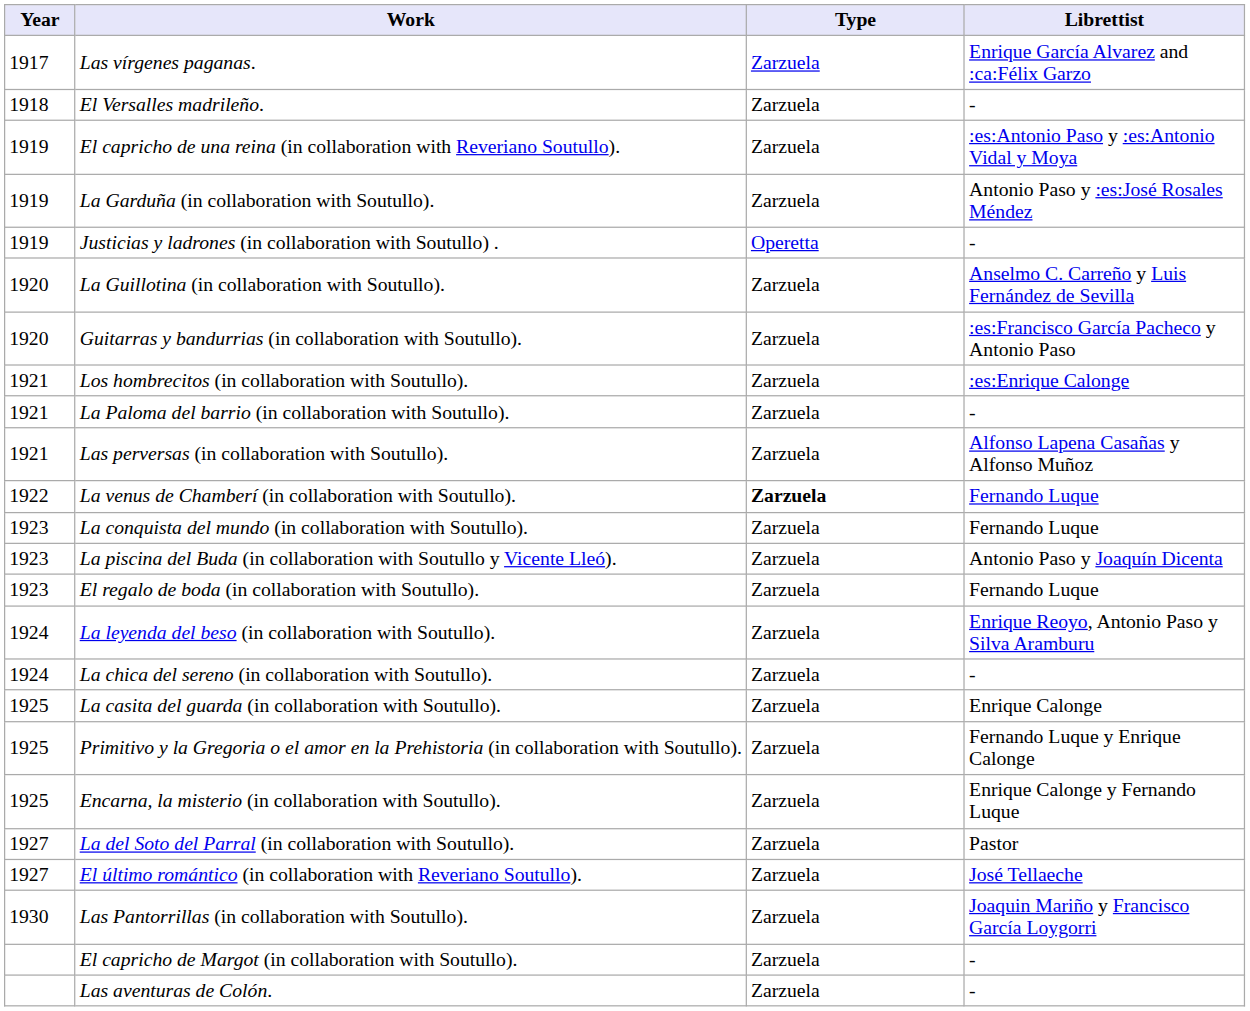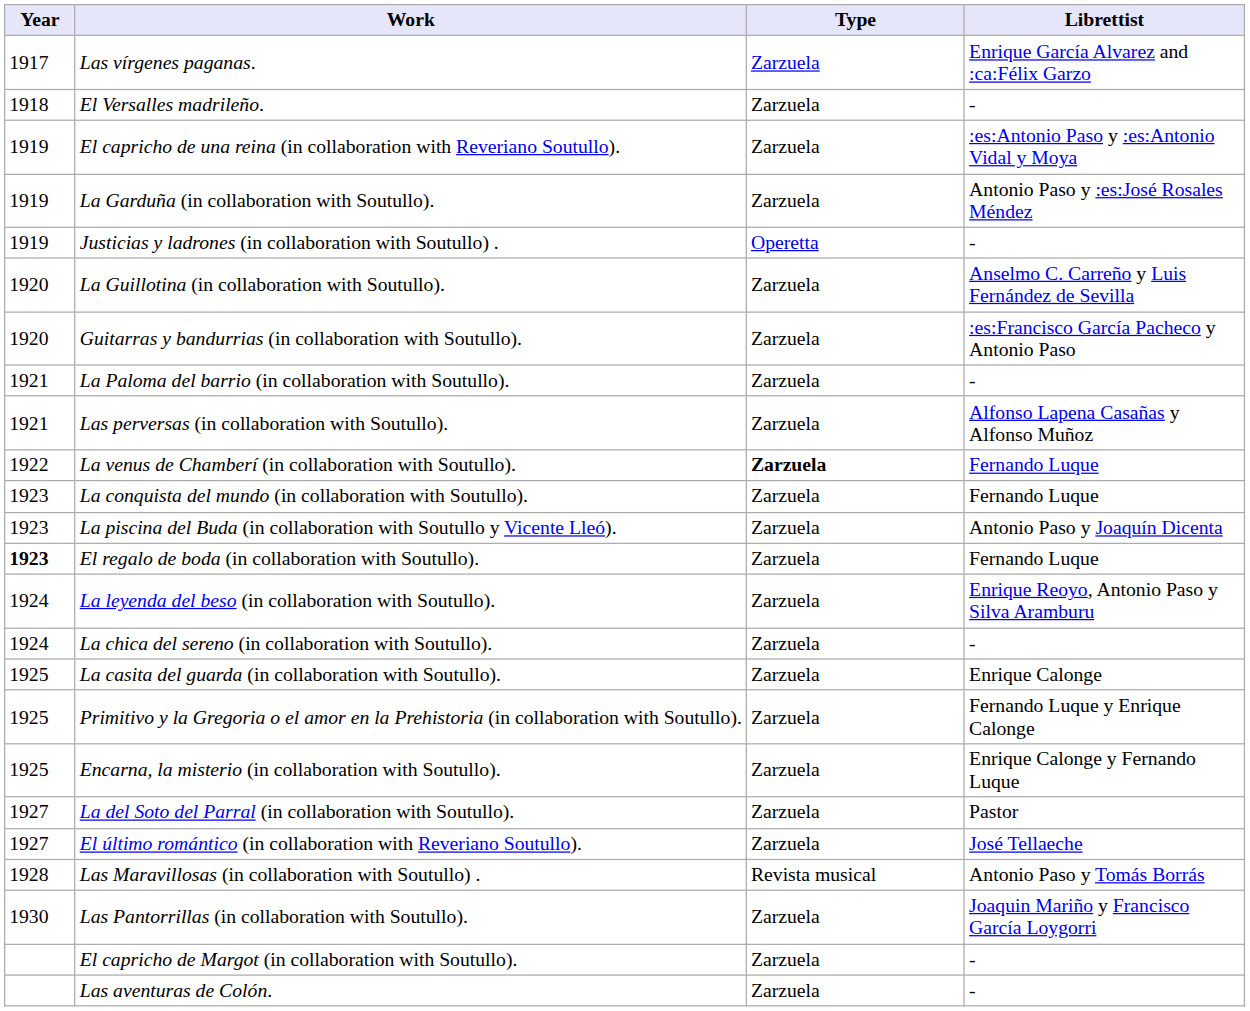- row: (274, 380)
(29, 589) normal -> (29, 558) bold
+ row: (280, 874)
